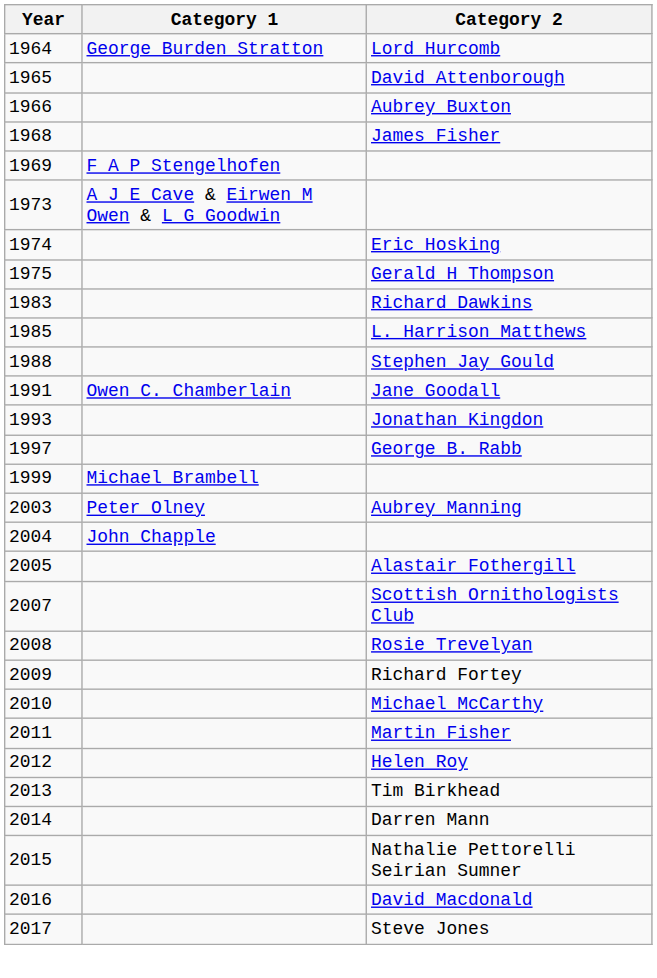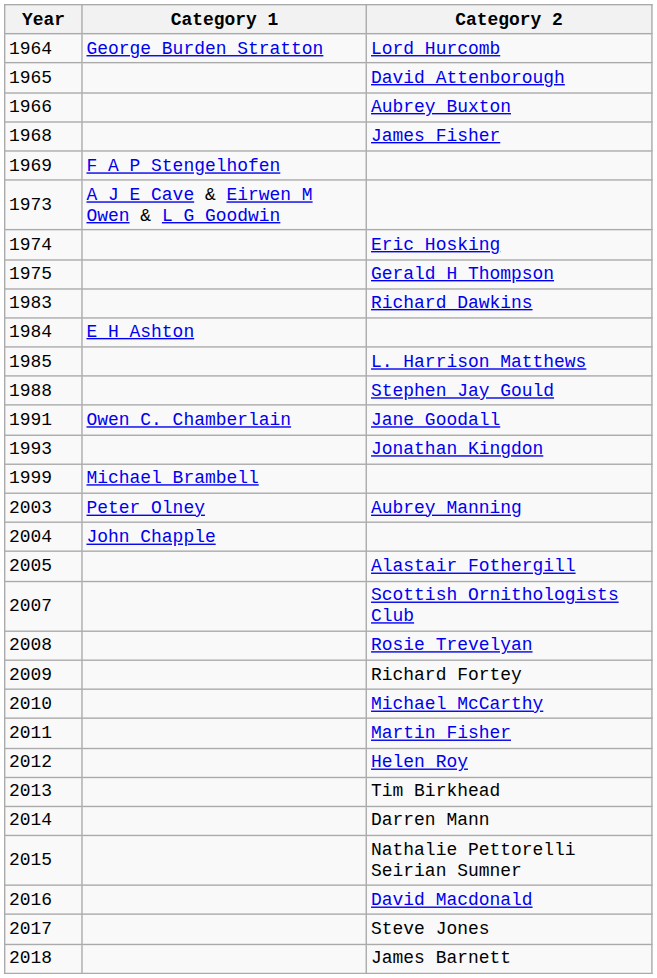+ row: (31, 332)
- row: (31, 449)
+ row: (31, 959)
